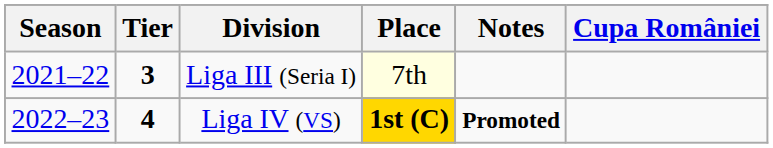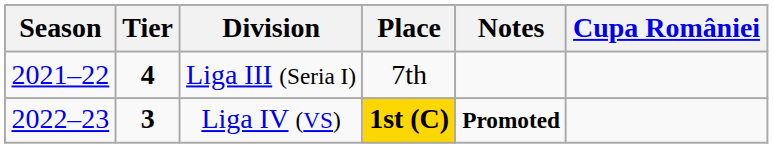(148, 74) 3 -> (148, 74) 4
(409, 74) lightyellow background -> (409, 74) no background
(148, 120) 4 -> (148, 120) 3
